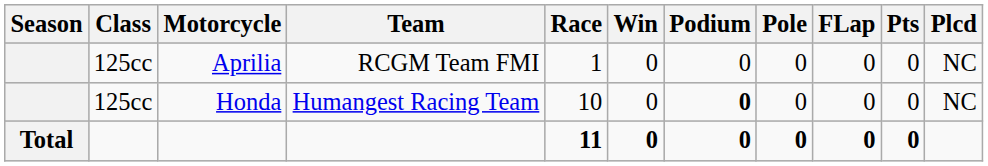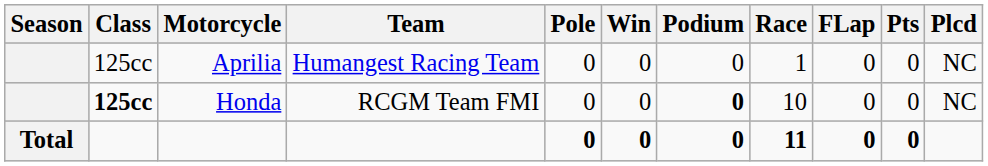columns swapped: (576, 23) <-> (785, 23)
(449, 62) RCGM Team FMI -> (416, 62) Humangest Racing Team
(123, 101) normal -> (123, 101) bold
(416, 101) Humangest Racing Team -> (449, 101) RCGM Team FMI
